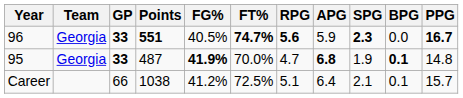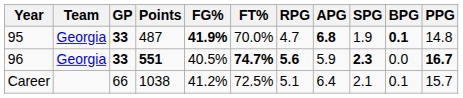rows swapped: (15, 59) <-> (15, 37)
